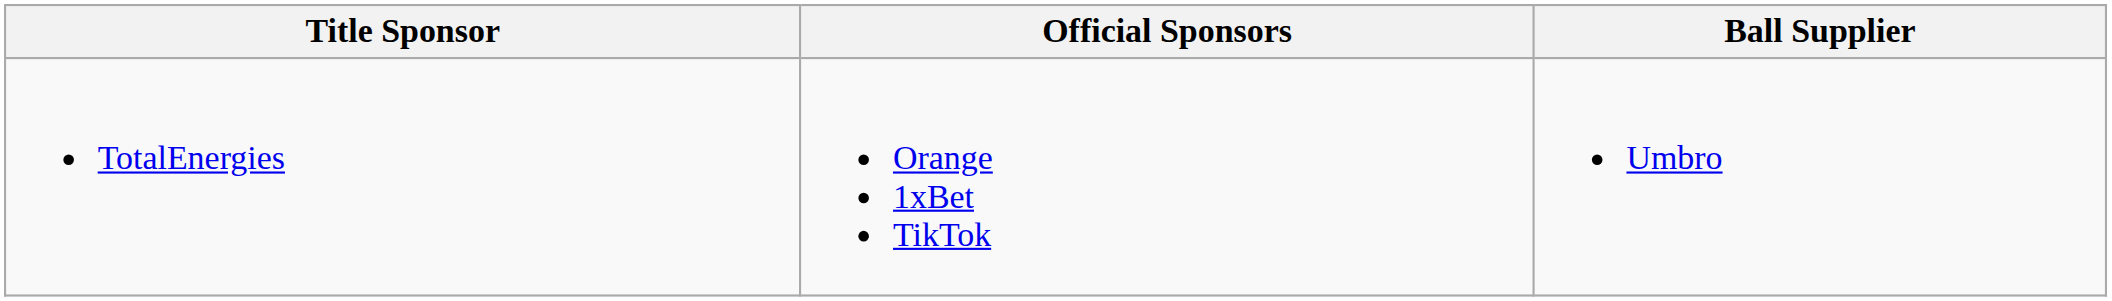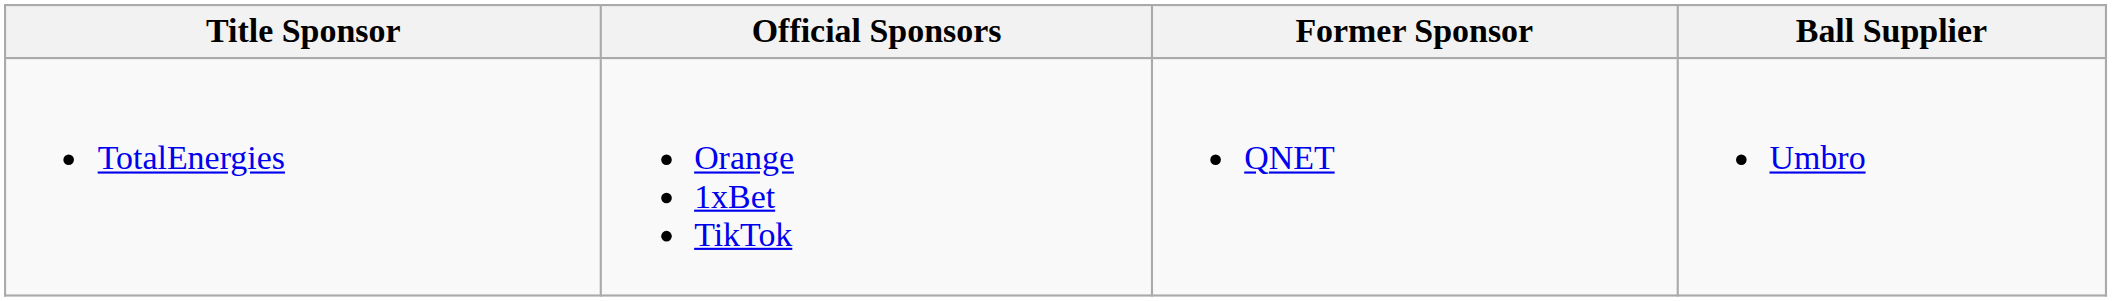+ column: (1414, 31)
